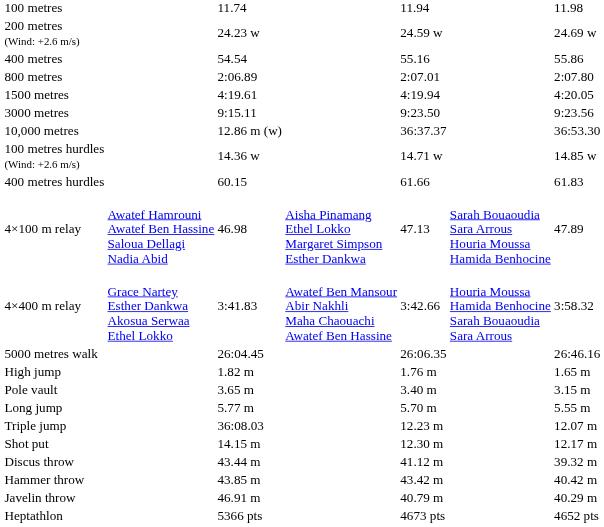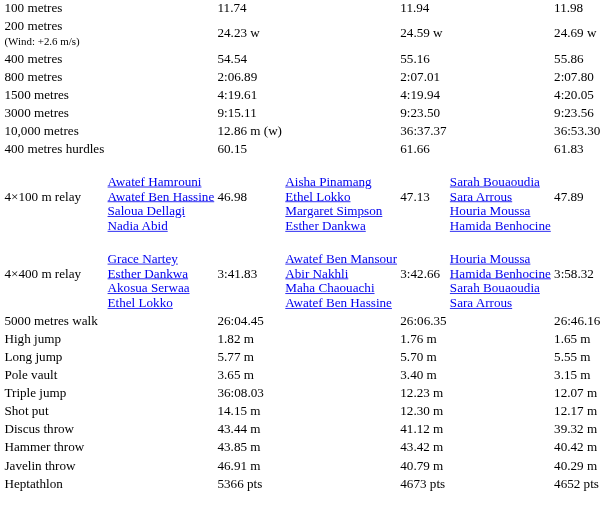- row: (54, 156)
rows swapped: (31, 390) <-> (33, 408)
